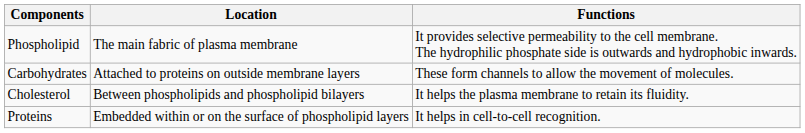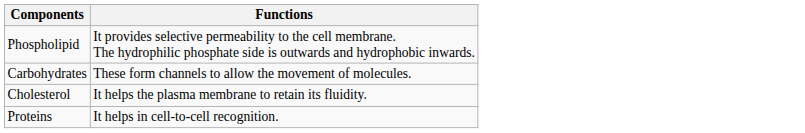- column: (251, 15)
